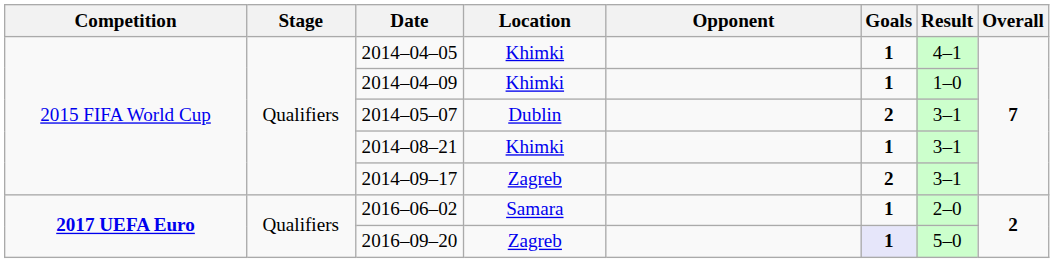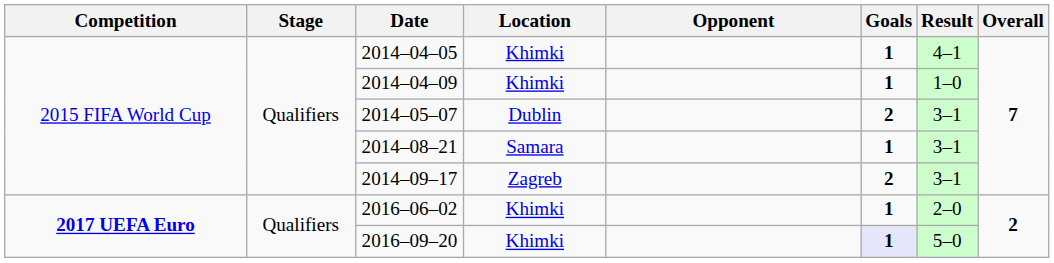(535, 147) Khimki -> (535, 147) Samara
(535, 210) Samara -> (535, 210) Khimki
(535, 241) Zagreb -> (535, 241) Khimki
